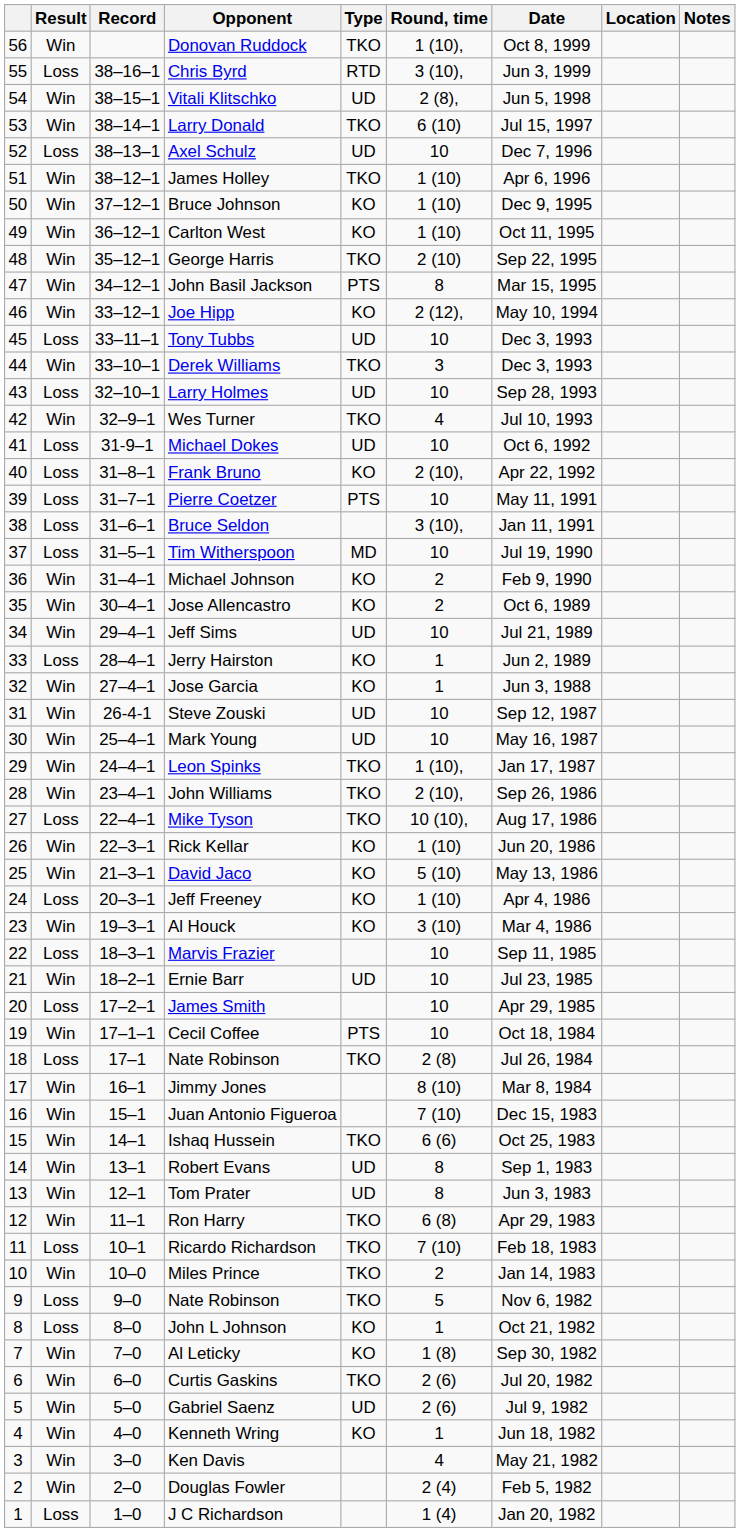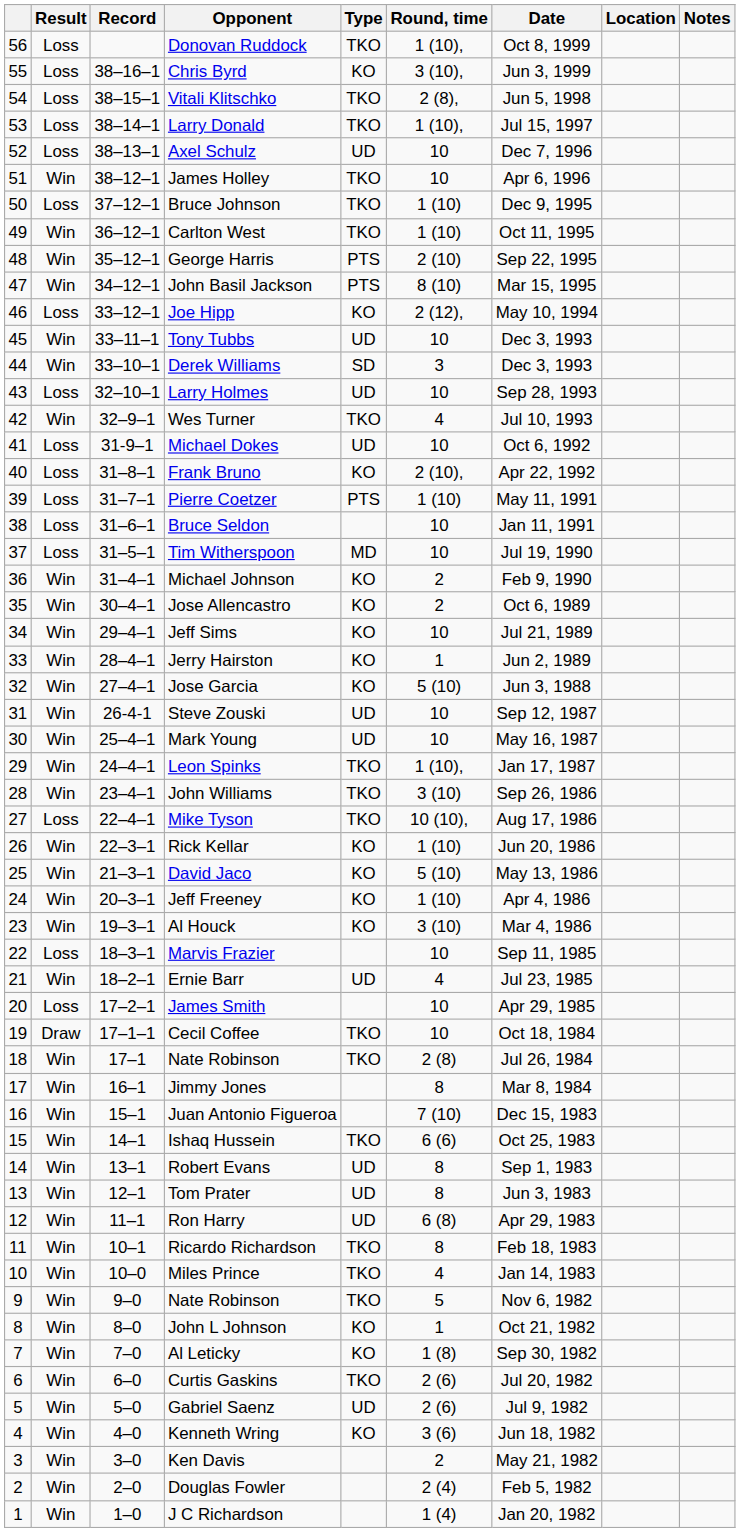(61, 45) Win -> (61, 45) Loss
(364, 72) RTD -> (364, 72) KO
(61, 98) Win -> (61, 98) Loss
(364, 98) UD -> (364, 98) TKO
(61, 125) Win -> (61, 125) Loss
(439, 125) 6 (10) -> (439, 125) 1 (10),
(439, 178) 1 (10) -> (439, 178) 10
(61, 205) Win -> (61, 205) Loss
(364, 205) KO -> (364, 205) TKO
(364, 232) KO -> (364, 232) TKO
(364, 258) TKO -> (364, 258) PTS
(439, 285) 8 -> (439, 285) 8 (10)
(61, 312) Win -> (61, 312) Loss
(61, 339) Loss -> (61, 339) Win
(364, 365) TKO -> (364, 365) SD
(439, 499) 10 -> (439, 499) 1 (10)
(439, 526) 3 (10), -> (439, 526) 10
(364, 632) UD -> (364, 632) KO
(61, 659) Loss -> (61, 659) Win
(439, 686) 1 -> (439, 686) 5 (10)
(439, 793) 2 (10), -> (439, 793) 3 (10)
(61, 900) Loss -> (61, 900) Win
(439, 980) 10 -> (439, 980) 4
(61, 1033) Win -> (61, 1033) Draw
(364, 1033) PTS -> (364, 1033) TKO
(61, 1060) Loss -> (61, 1060) Win
(439, 1086) 8 (10) -> (439, 1086) 8
(364, 1220) TKO -> (364, 1220) UD
(61, 1247) Loss -> (61, 1247) Win
(439, 1247) 7 (10) -> (439, 1247) 8
(439, 1273) 2 -> (439, 1273) 4
(61, 1300) Loss -> (61, 1300) Win
(61, 1327) Loss -> (61, 1327) Win
(439, 1434) 1 -> (439, 1434) 3 (6)
(439, 1460) 4 -> (439, 1460) 2
(61, 1514) Loss -> (61, 1514) Win
